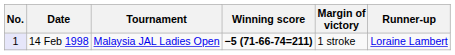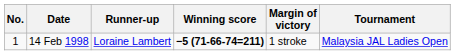columns swapped: (157, 19) <-> (409, 19)
(15, 42) lavender background -> (15, 42) no background
